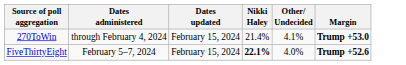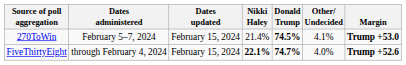+ column: (287, 17)
(119, 37) through February 4, 2024 -> (119, 37) February 5–7, 2024
(119, 52) February 5–7, 2024 -> (119, 52) through February 4, 2024
